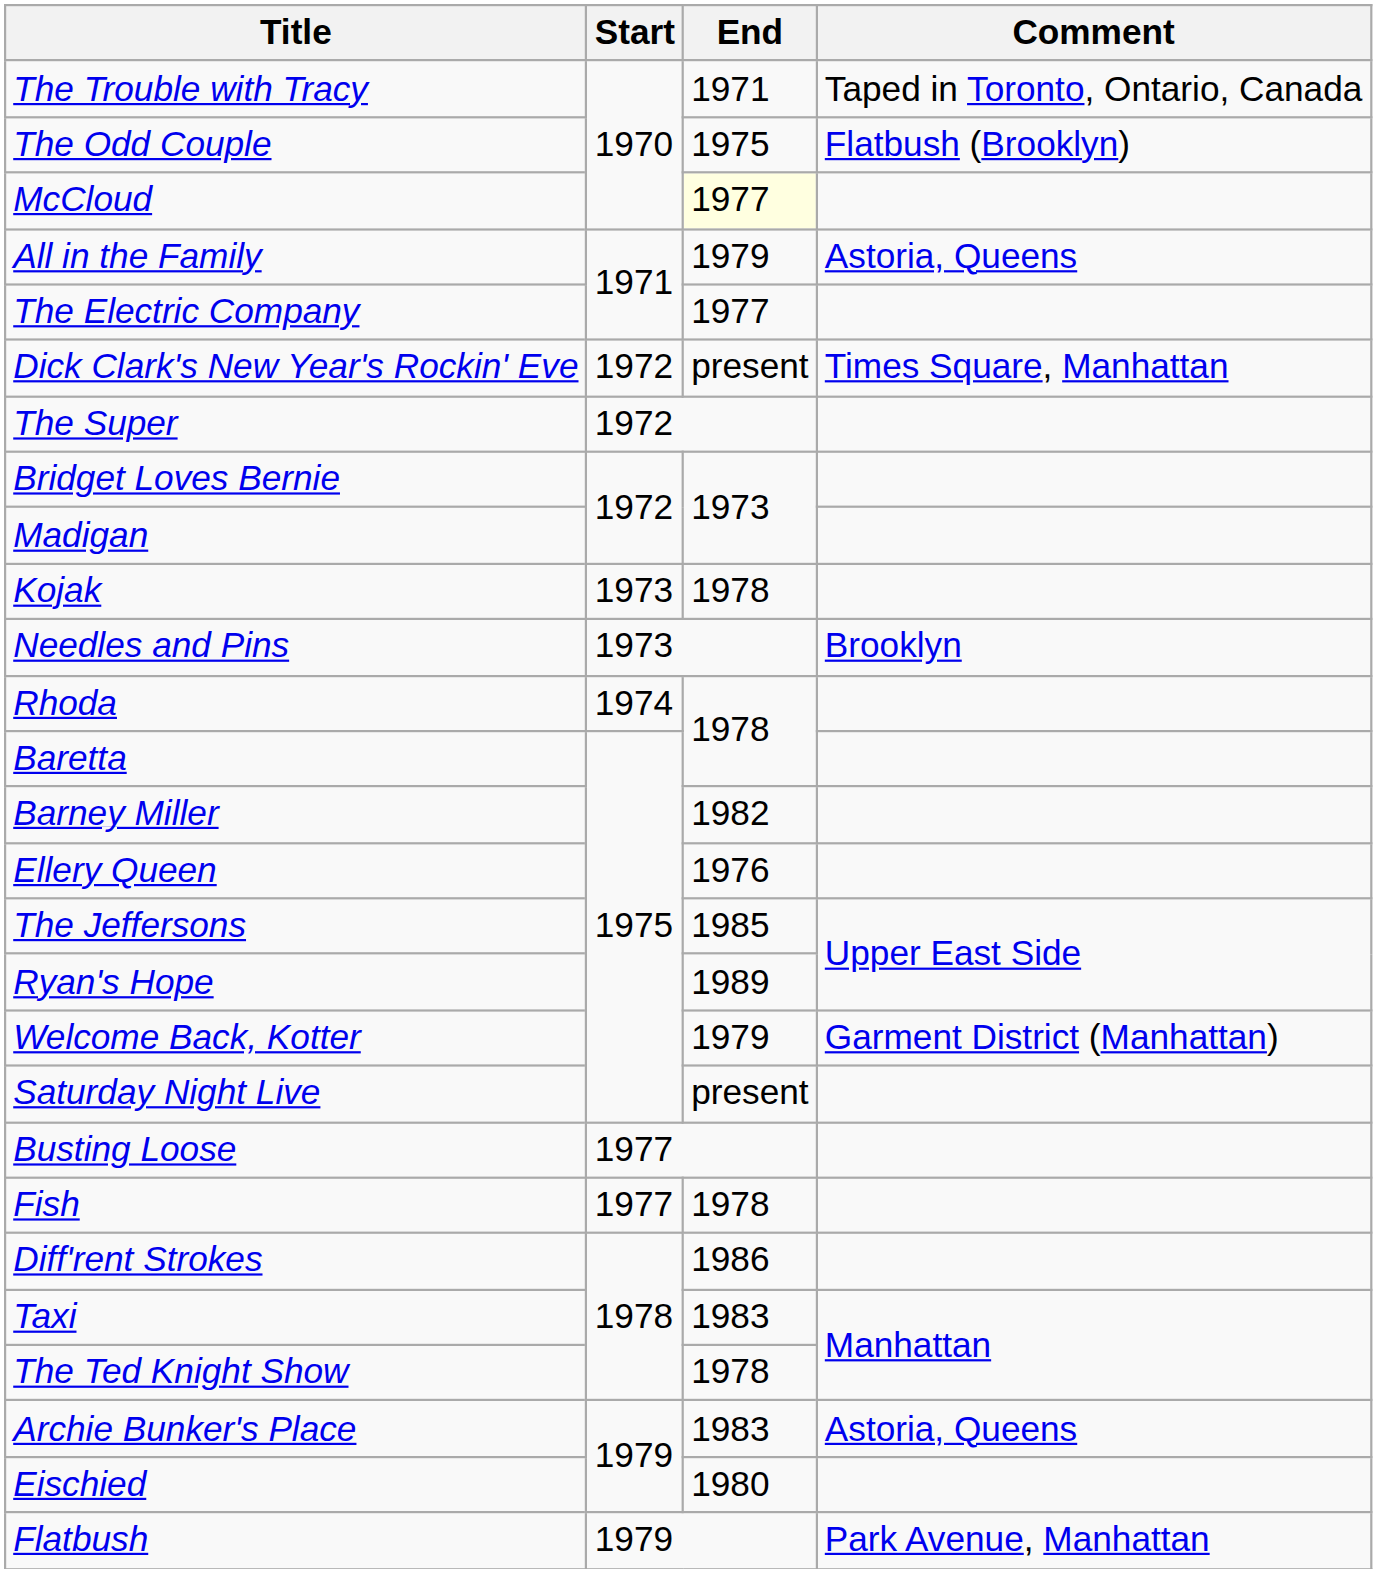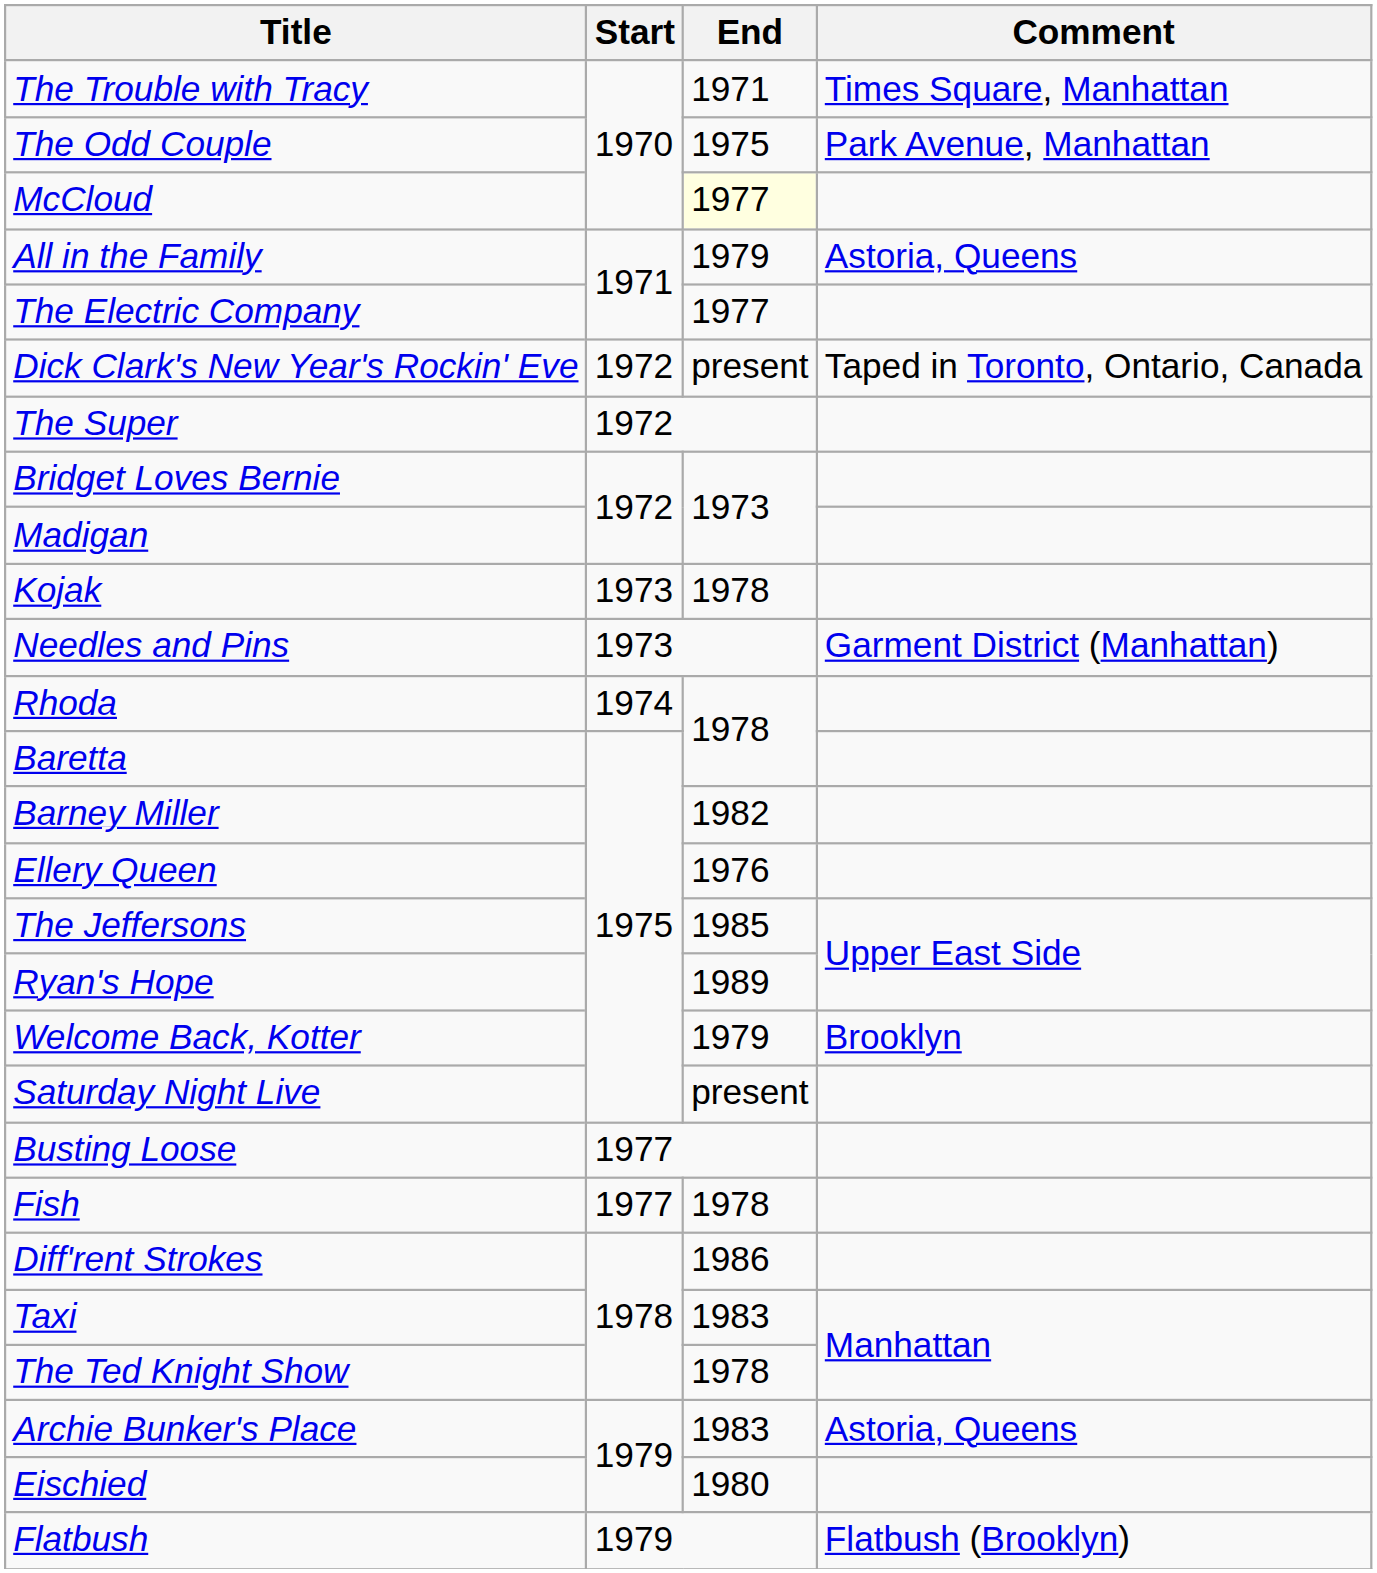(1094, 88) Taped in Toronto, Ontario, Canada -> (1027, 88) Times Square, Manhattan
(977, 144) Flatbush (Brooklyn) -> (1017, 144) Park Avenue, Manhattan
(1027, 367) Times Square, Manhattan -> (1094, 367) Taped in Toronto, Ontario, Canada
(893, 646) Brooklyn -> (1052, 646) Garment District (Manhattan)
(1052, 1037) Garment District (Manhattan) -> (893, 1037) Brooklyn
(1017, 1539) Park Avenue, Manhattan -> (977, 1539) Flatbush (Brooklyn)
